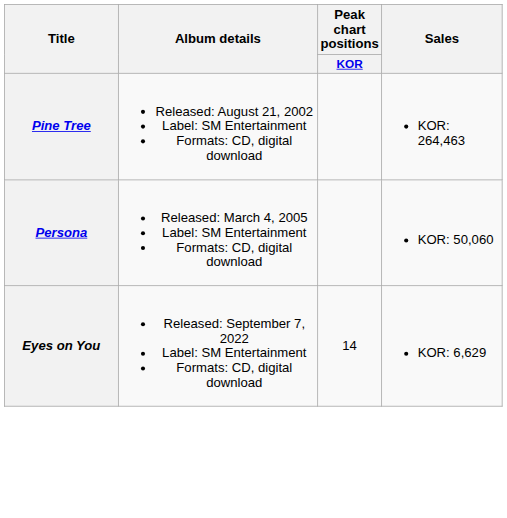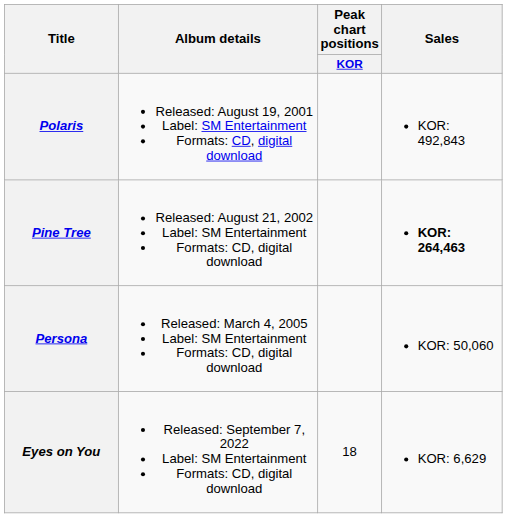+ row: (61, 126)
(442, 134) normal -> (442, 240) bold
(350, 346) 14 -> (350, 452) 18
